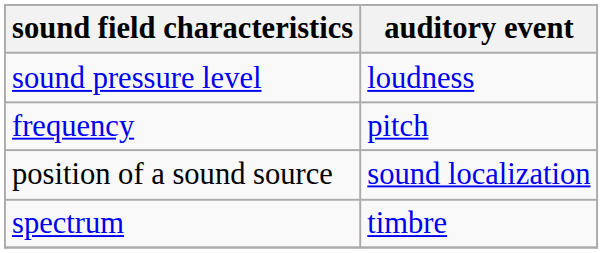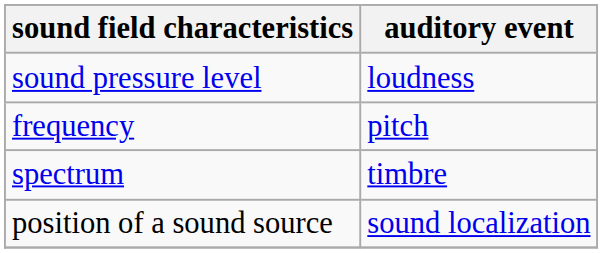rows swapped: (68, 222) <-> (172, 174)
